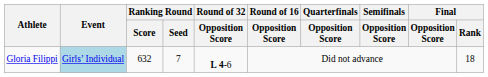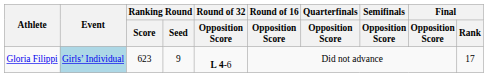(144, 60) 632 -> (144, 60) 623
(178, 60) 7 -> (178, 60) 9
(470, 60) 18 -> (470, 60) 17
